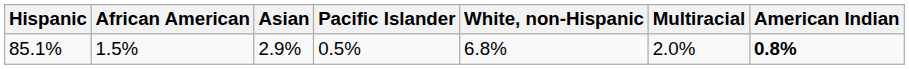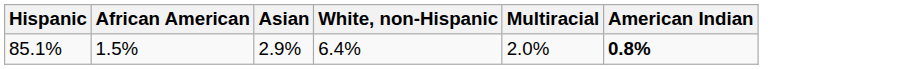- column: (387, 19)
(485, 49) 6.8% -> (339, 49) 6.4%
